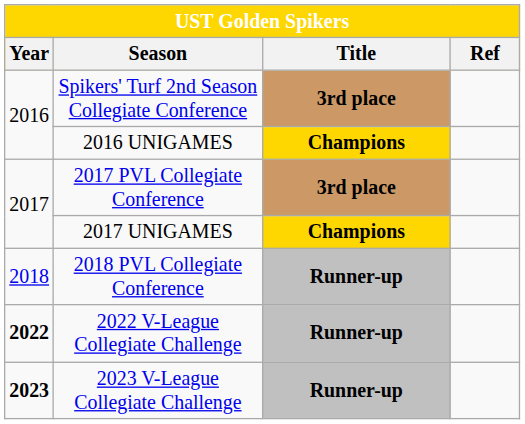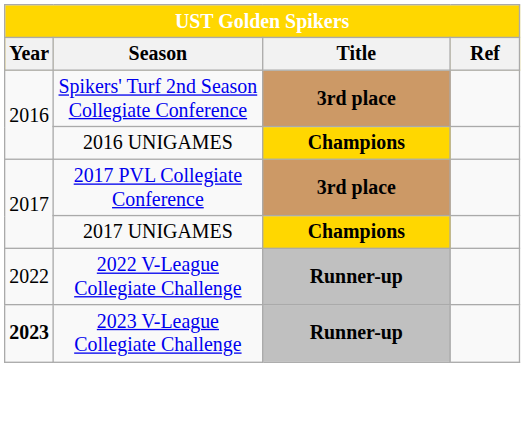- row: (158, 277)
(29, 333) bold -> (29, 277) normal
